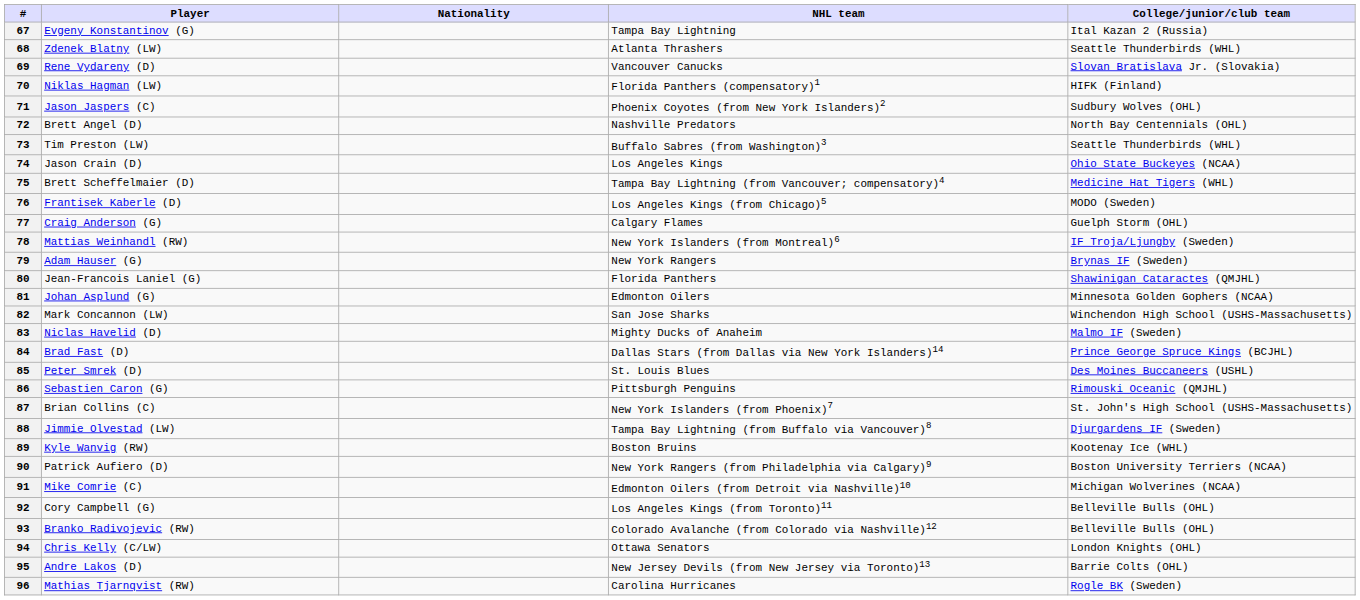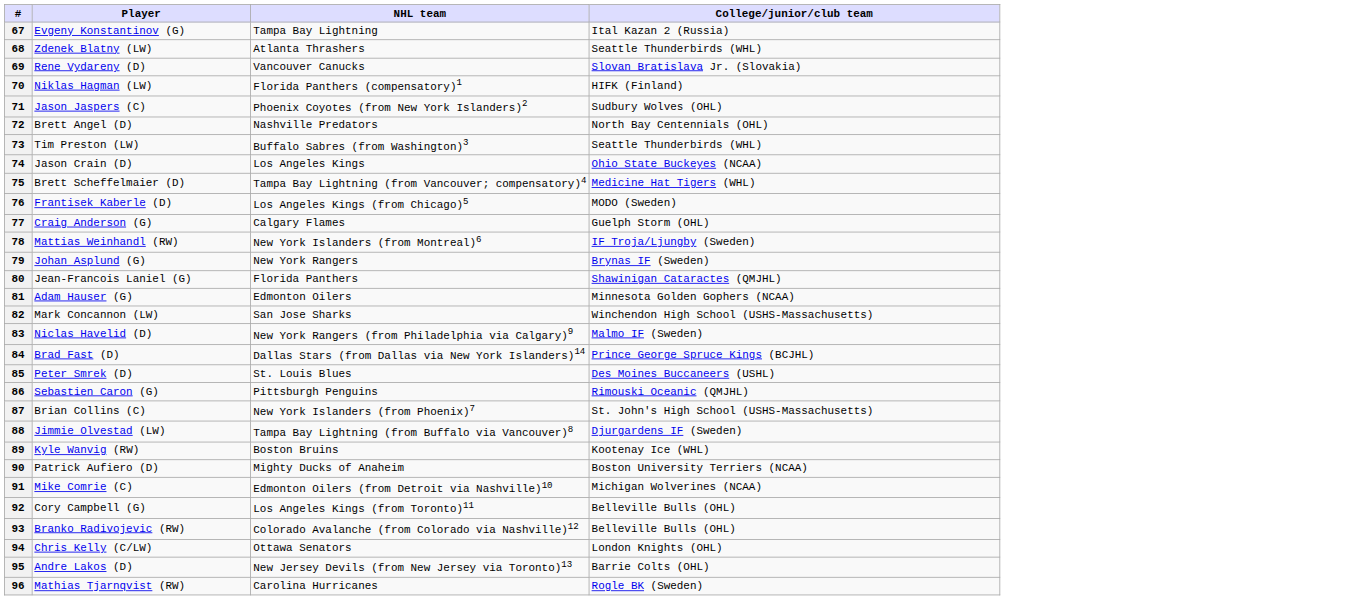- column: (474, 13)
(93, 261) Adam Hauser (G) -> (90, 261) Johan Asplund (G)
(100, 297) Johan Asplund (G) -> (84, 297) Adam Hauser (G)
(687, 333) Mighty Ducks of Anaheim -> (413, 334) New York Rangers (from Philadelphia via Calgary)9
(771, 467) New York Rangers (from Philadelphia via Calgary)9 -> (329, 468) Mighty Ducks of Anaheim
